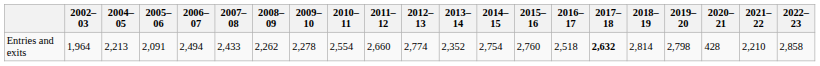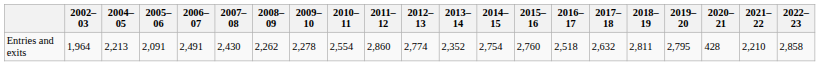(191, 46) 2,494 -> (191, 46) 2,491
(229, 46) 2,433 -> (229, 46) 2,430
(379, 46) 2,660 -> (379, 46) 2,860
(603, 46) bold -> (603, 46) normal
(641, 46) 2,814 -> (641, 46) 2,811
(679, 46) 2,798 -> (679, 46) 2,795
